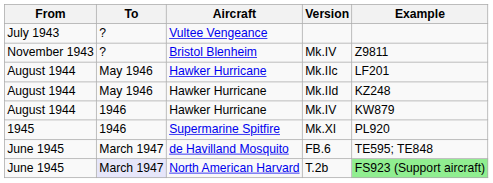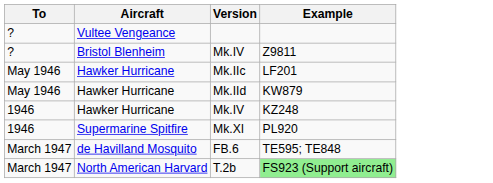- column: (50, 14)
(373, 91) KZ248 -> (283, 91) KW879
(375, 110) KW879 -> (281, 110) KZ248
(131, 168) lavender background -> (39, 168) no background
